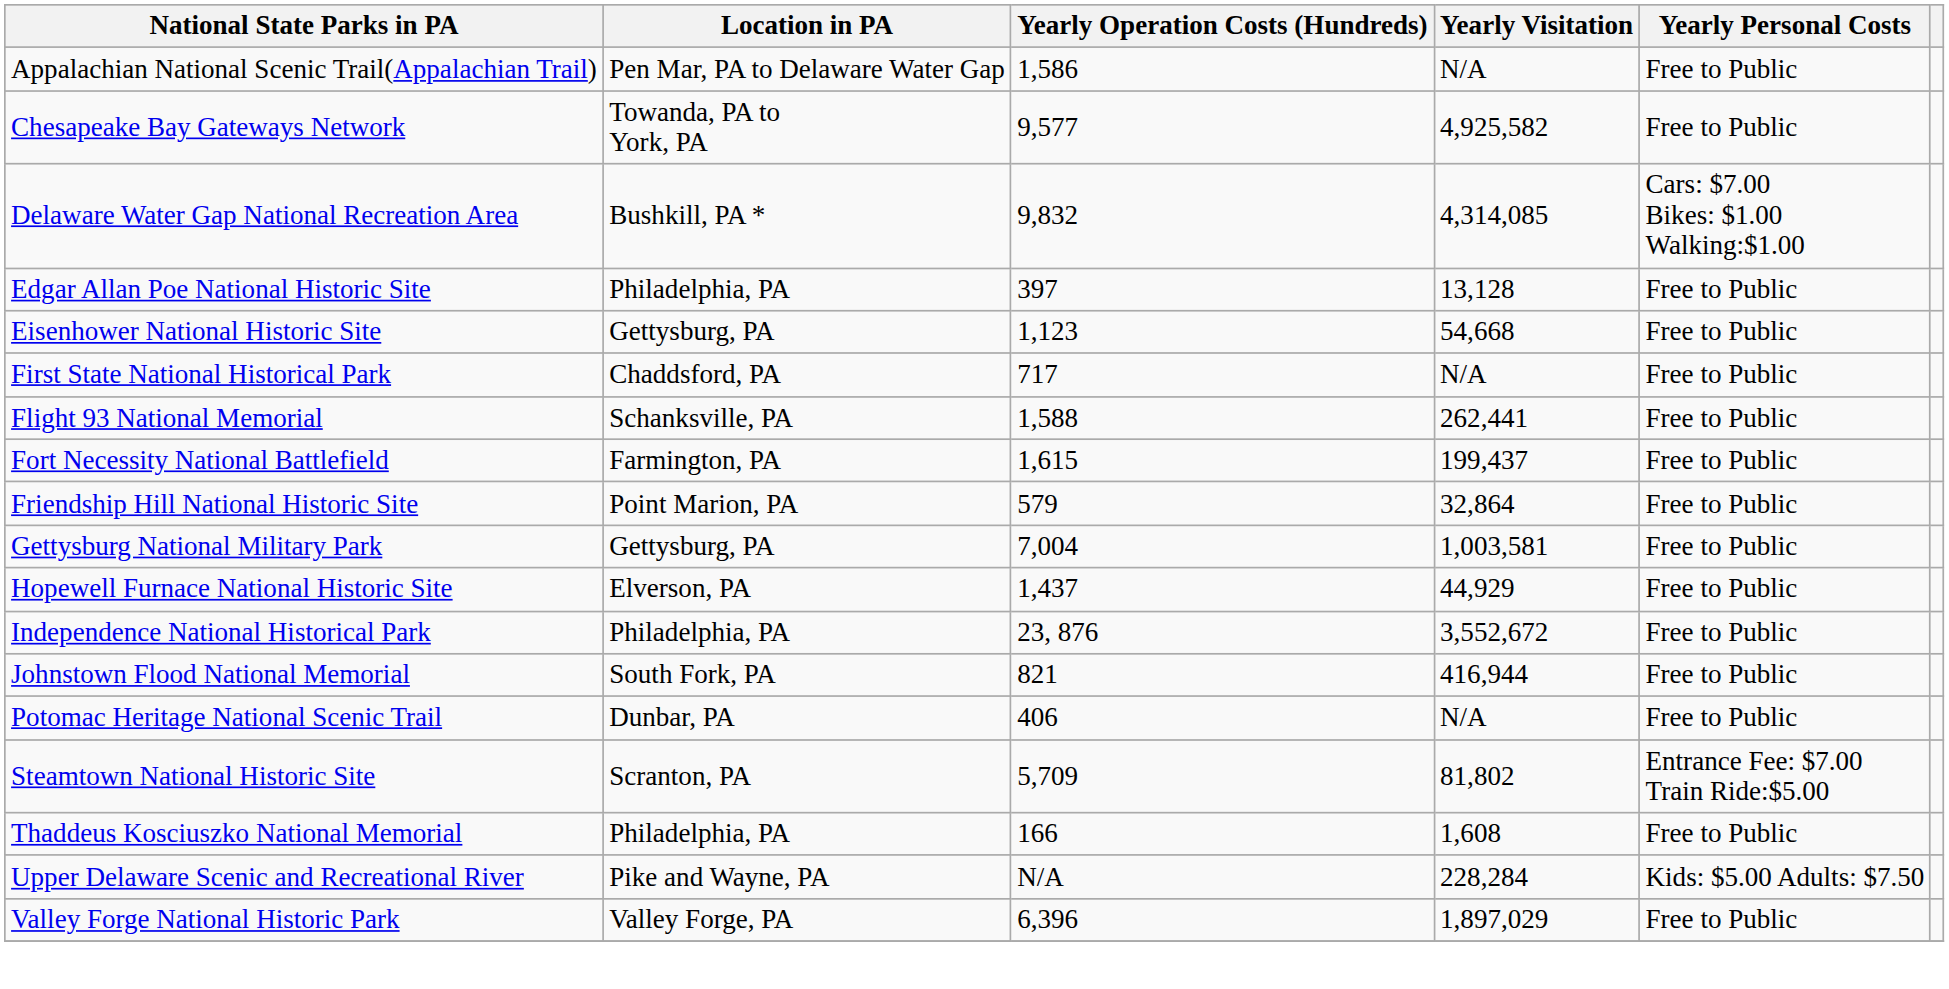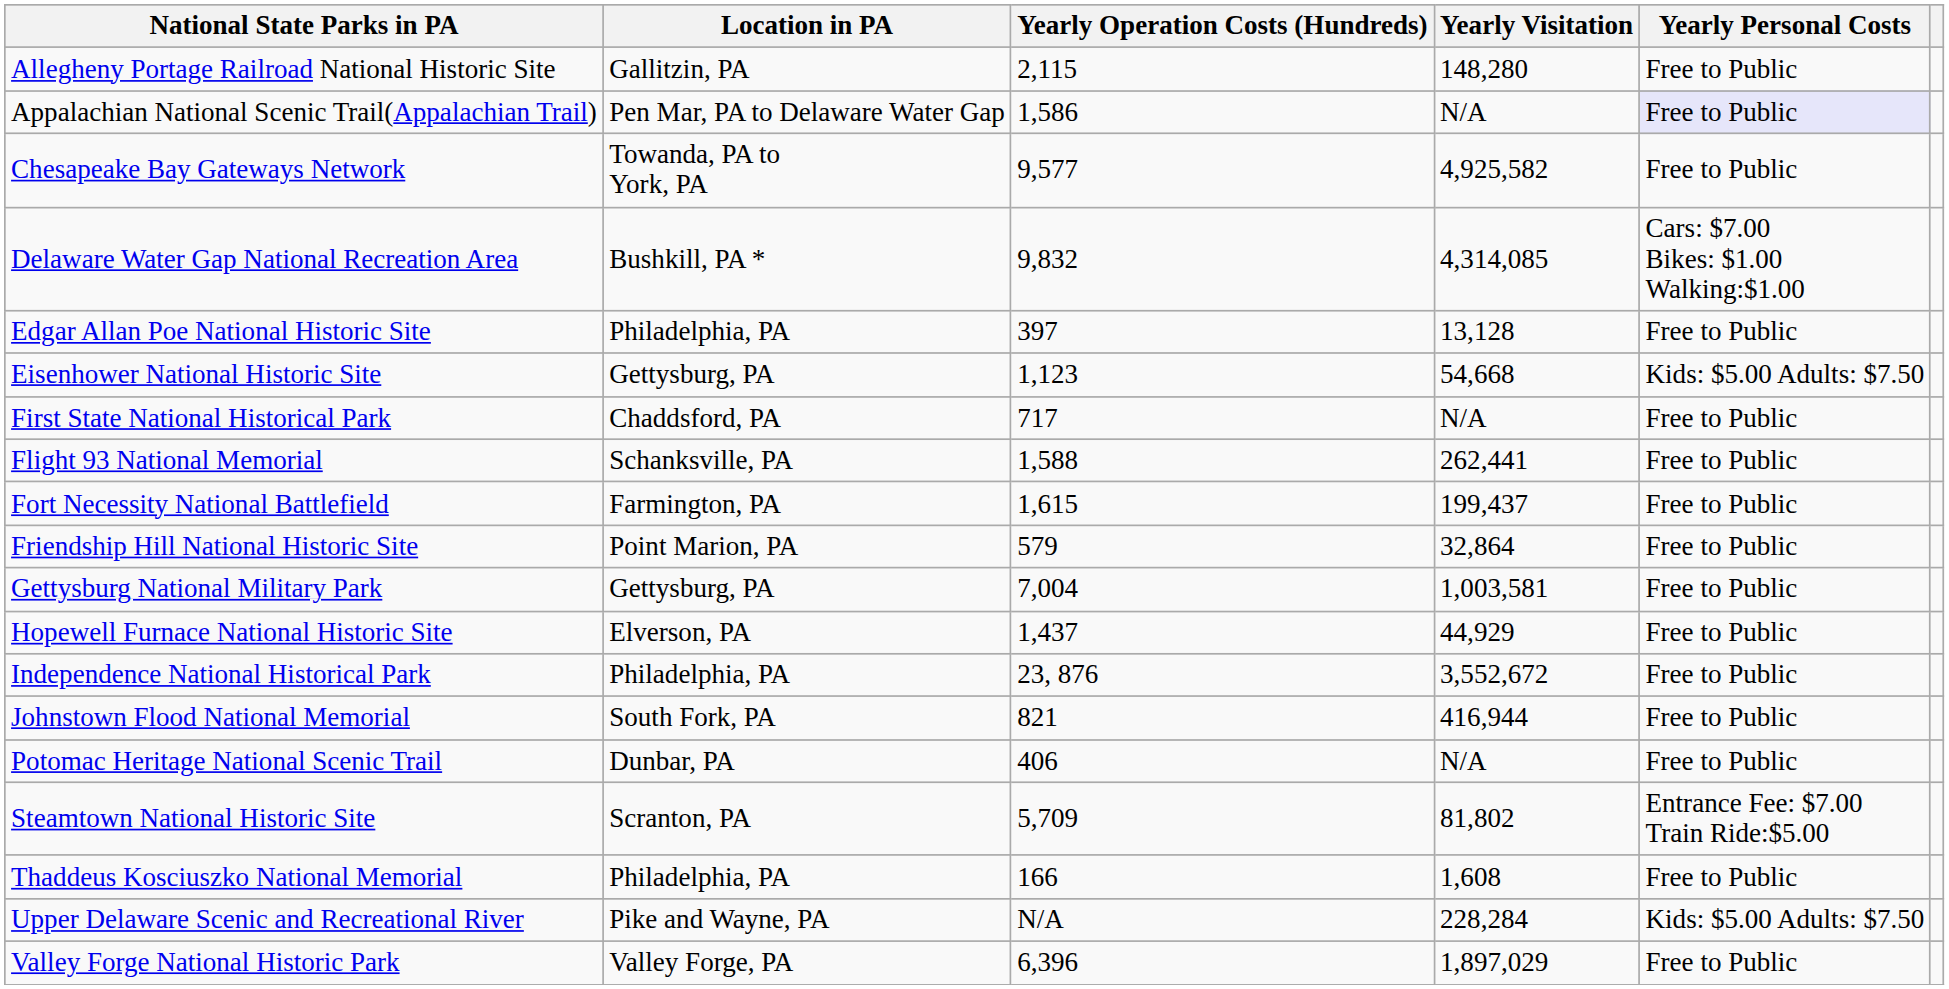+ row: (283, 68)
(1721, 68) no background -> (1721, 111) lavender background
(1721, 331) Free to Public -> (1785, 374) Kids: $5.00 Adults: $7.50
